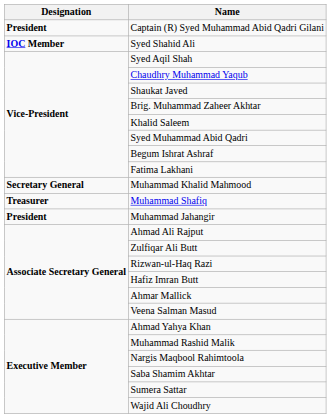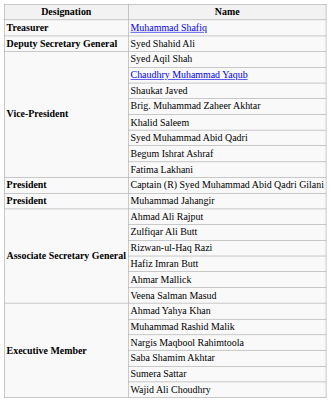rows swapped: (227, 28) <-> (169, 201)
(35, 43) IOC Member -> (62, 43) Deputy Secretary General
- row: (191, 185)
